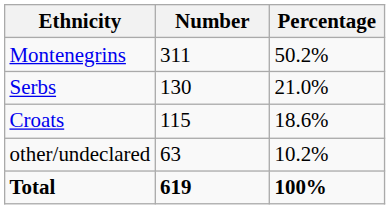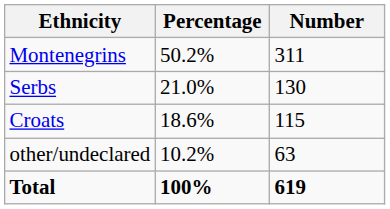columns swapped: (212, 21) <-> (327, 21)
